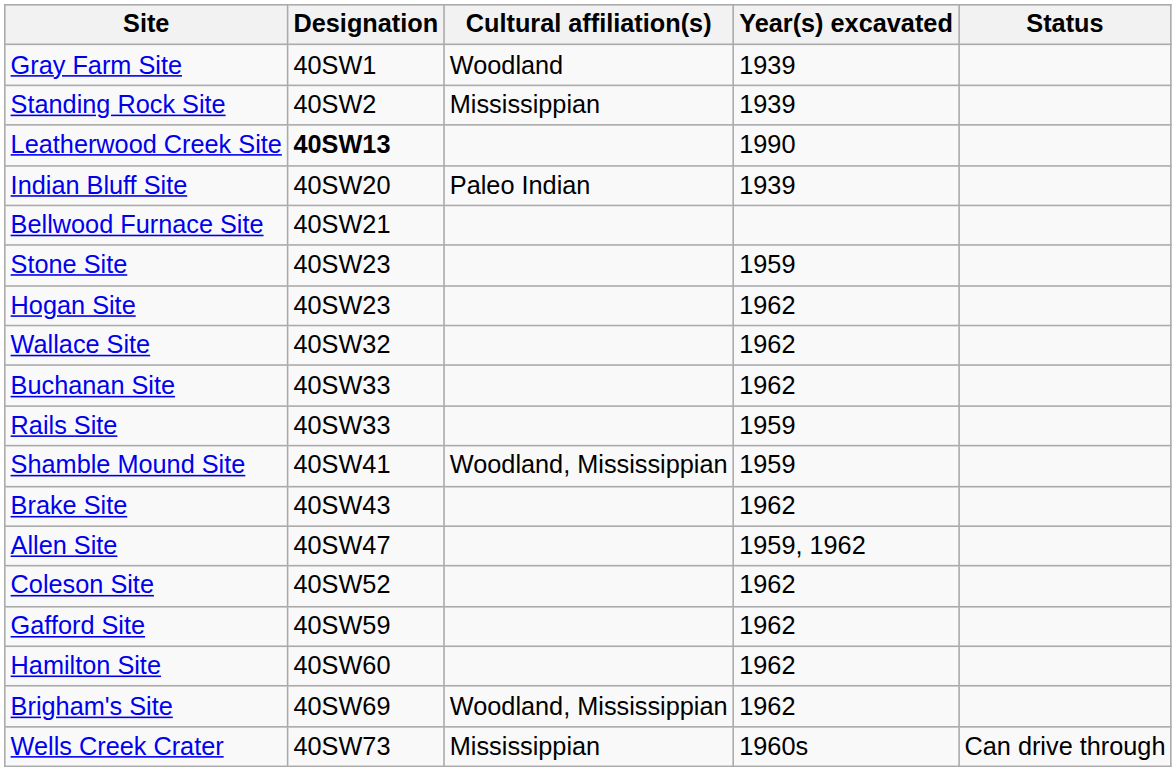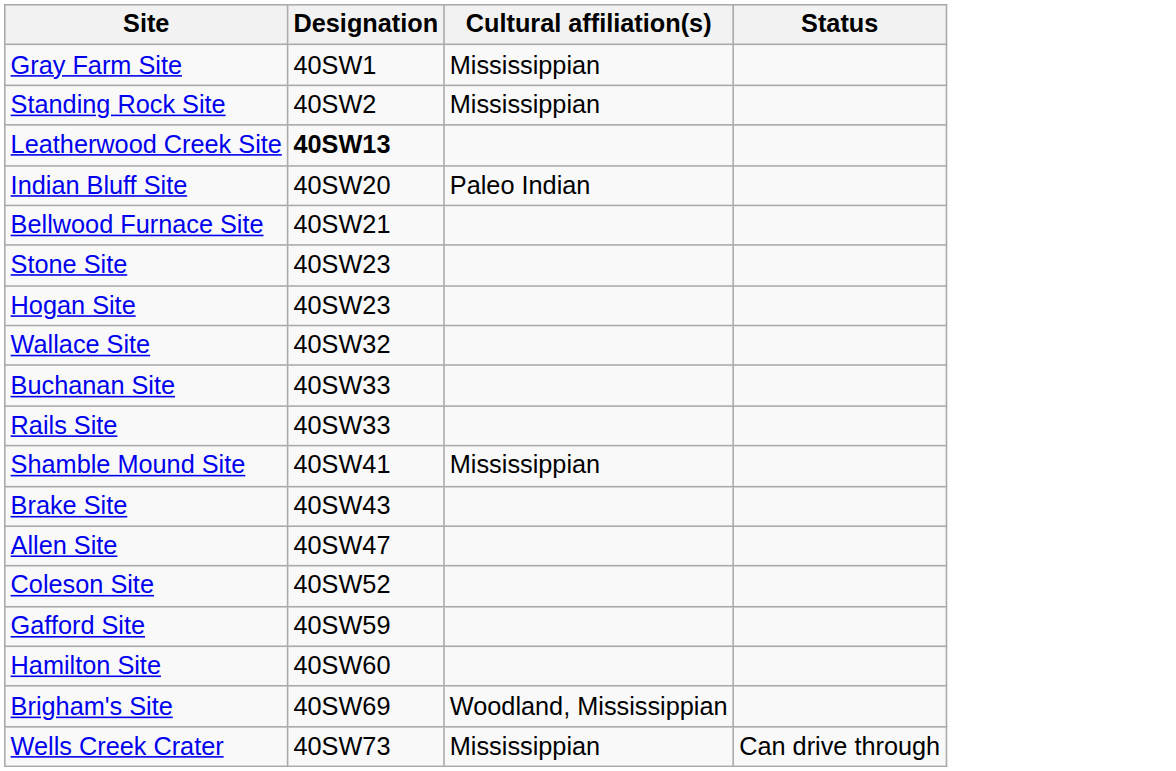- column: (846, 24)
(507, 64) Woodland -> (525, 64) Mississippian
(589, 465) Woodland, Mississippian -> (525, 465) Mississippian
